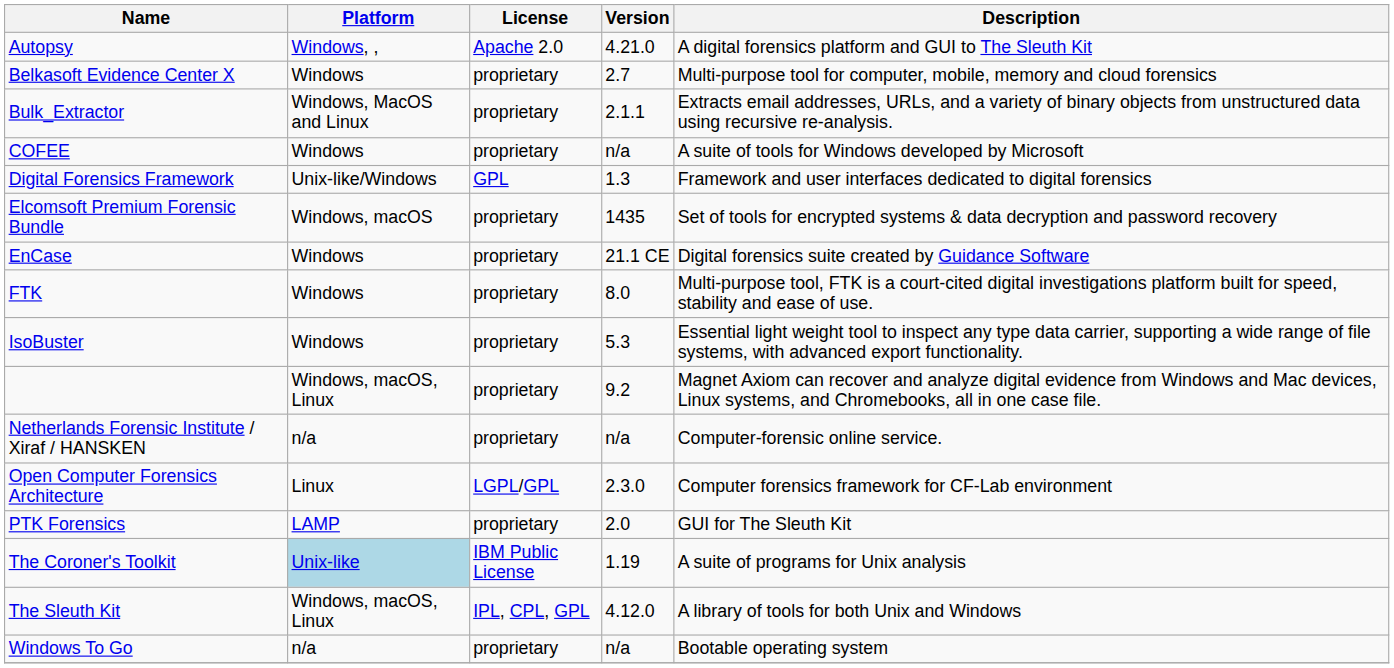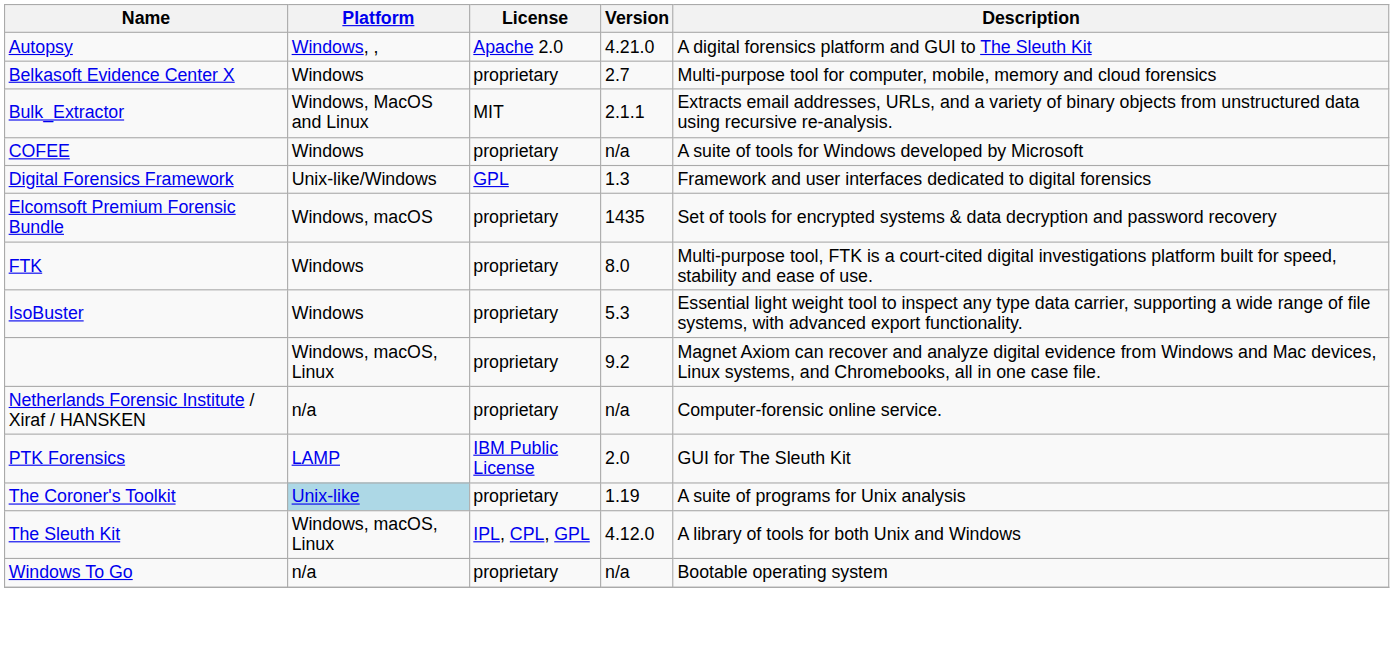(516, 113) proprietary -> (489, 113) MIT
- row: (40, 255)
- row: (113, 486)
(516, 524) proprietary -> (516, 458) IBM Public License
(516, 562) IBM Public License -> (516, 496) proprietary
